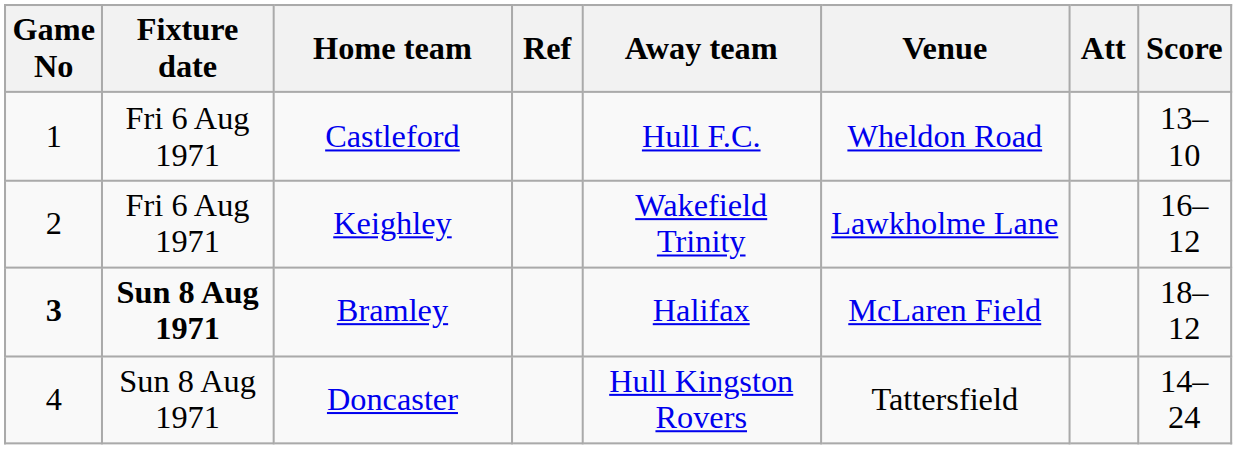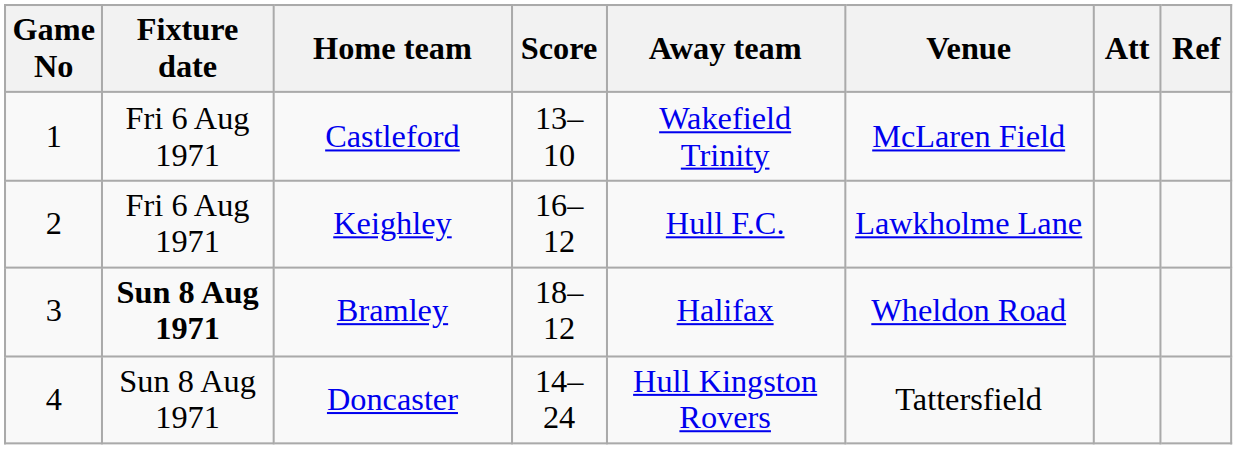columns swapped: (1184, 48) <-> (547, 48)
(701, 135) Hull F.C. -> (725, 135) Wakefield Trinity
(945, 135) Wheldon Road -> (969, 135) McLaren Field
(701, 223) Wakefield Trinity -> (725, 223) Hull F.C.
(54, 311) bold -> (54, 311) normal
(945, 311) McLaren Field -> (969, 311) Wheldon Road
